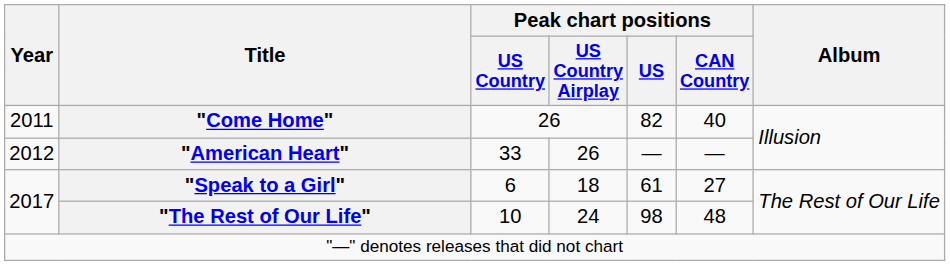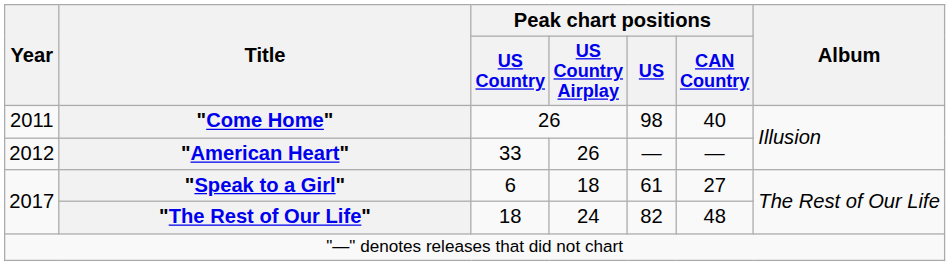(651, 121) 82 -> (651, 121) 98
(510, 217) 10 -> (510, 217) 18
(651, 217) 98 -> (651, 217) 82
